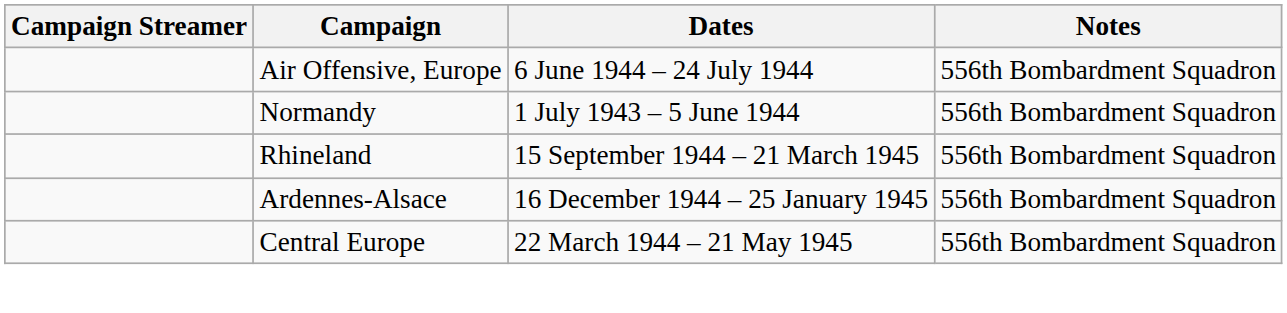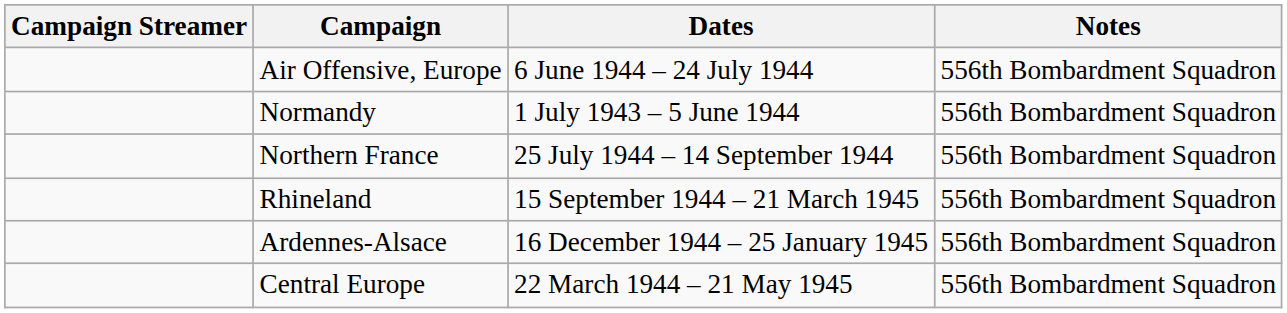+ row: (349, 155)
